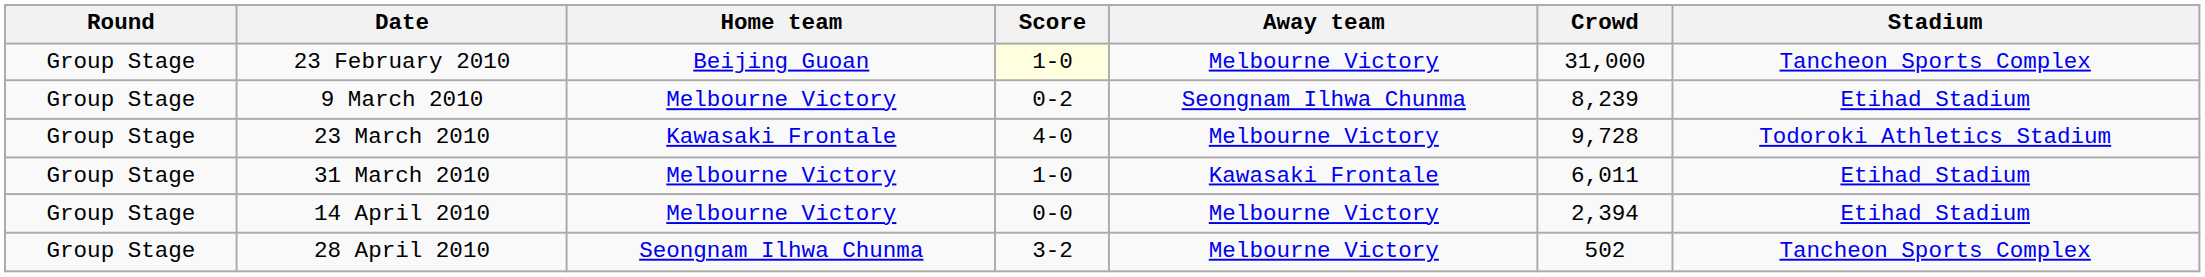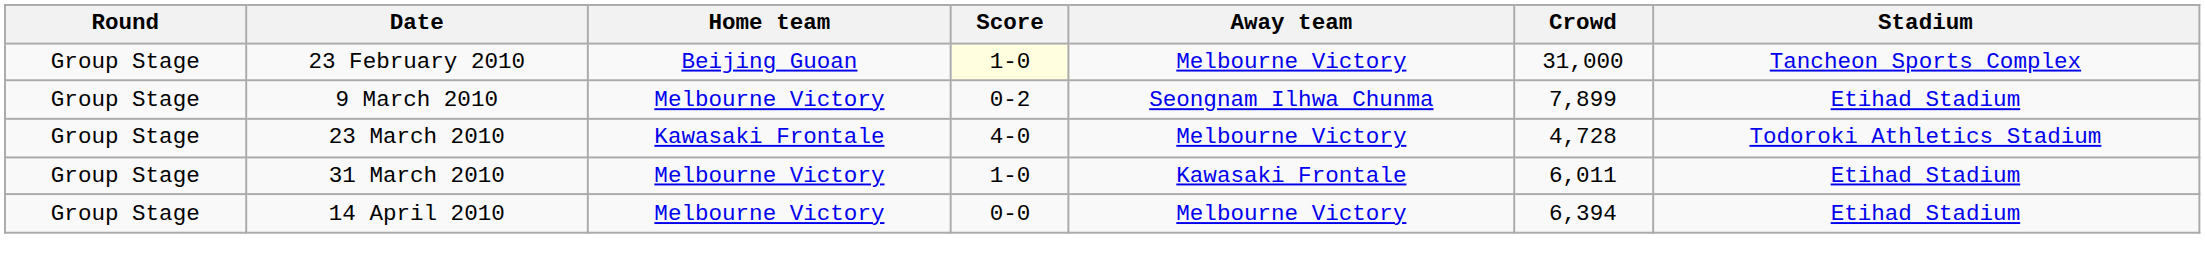(1605, 99) 8,239 -> (1583, 99) 7,899
(1605, 137) 9,728 -> (1583, 137) 4,728
(1605, 213) 2,394 -> (1583, 213) 6,394
- row: (402, 251)
